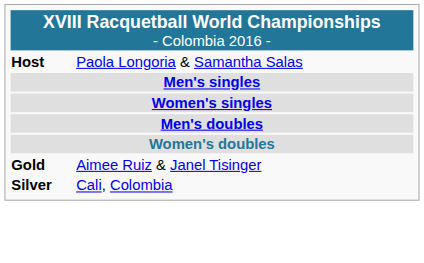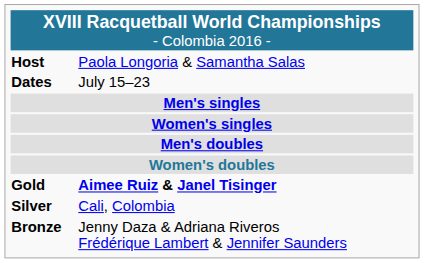+ row: (32, 82)
(169, 165) normal -> (177, 185) bold
+ row: (36, 226)
